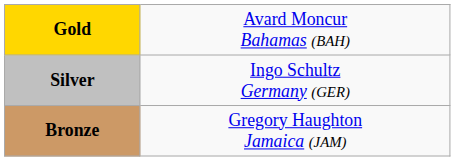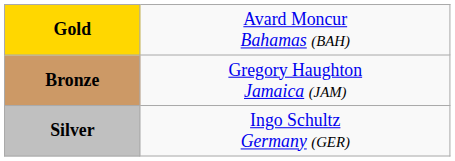rows swapped: (72, 79) <-> (72, 130)
